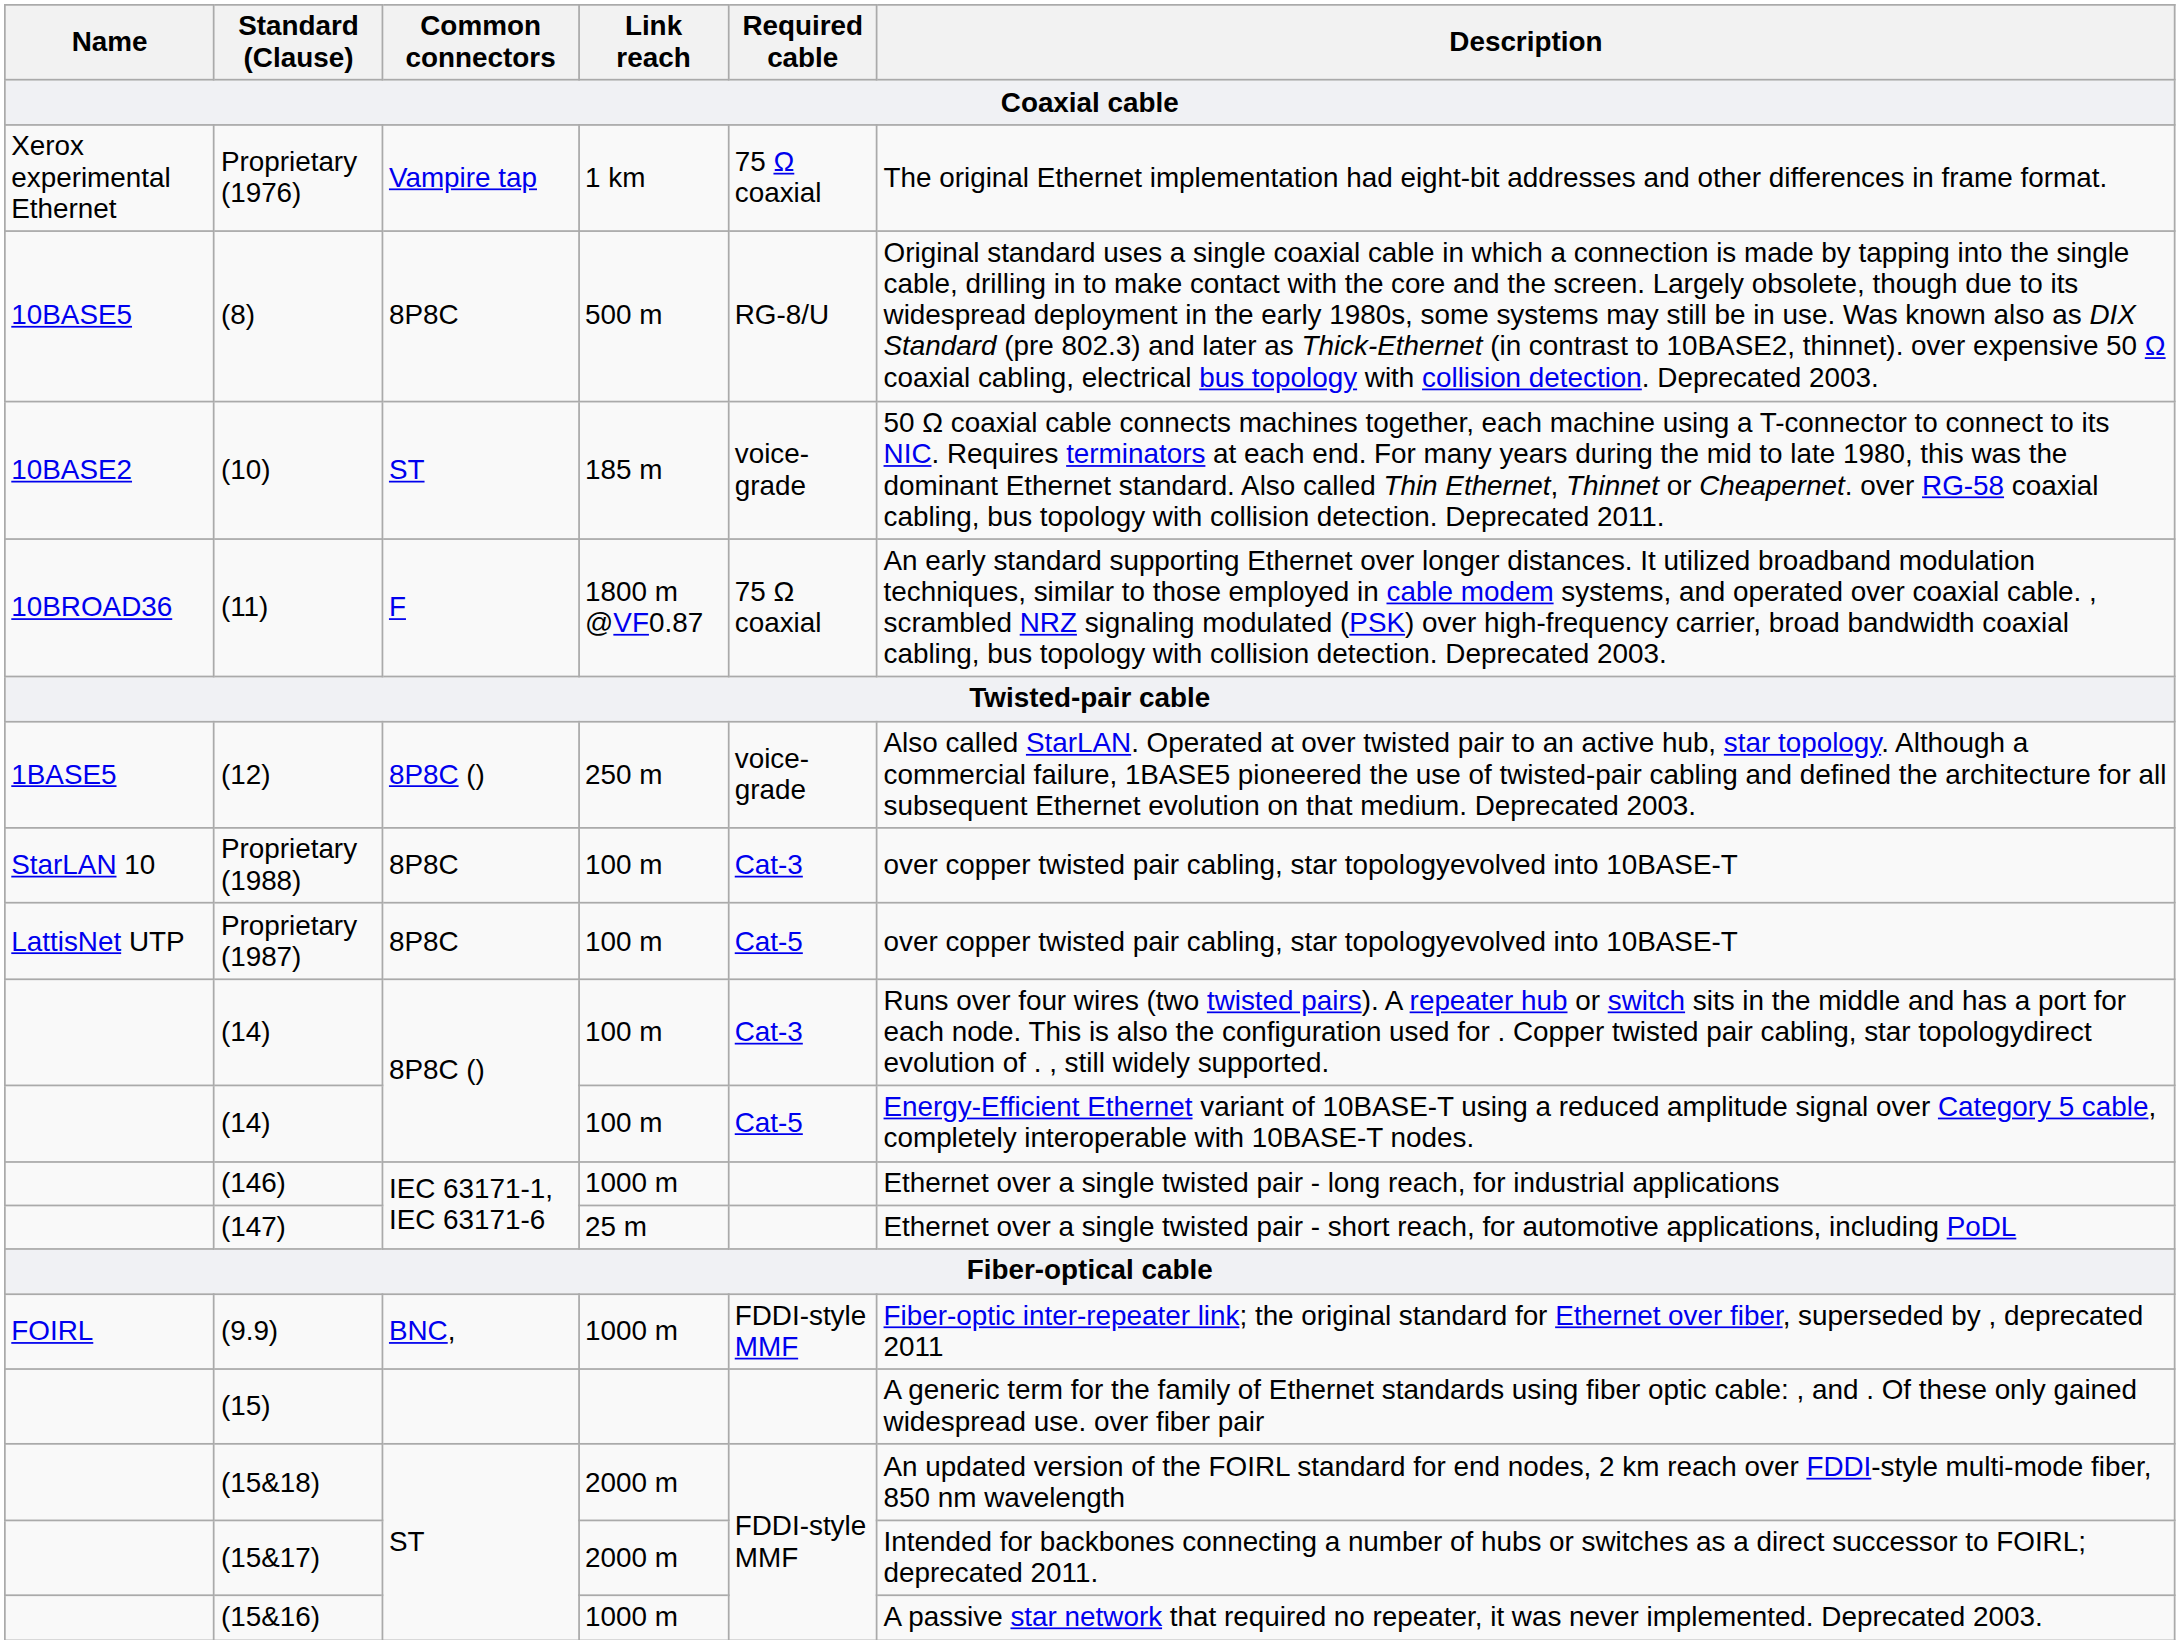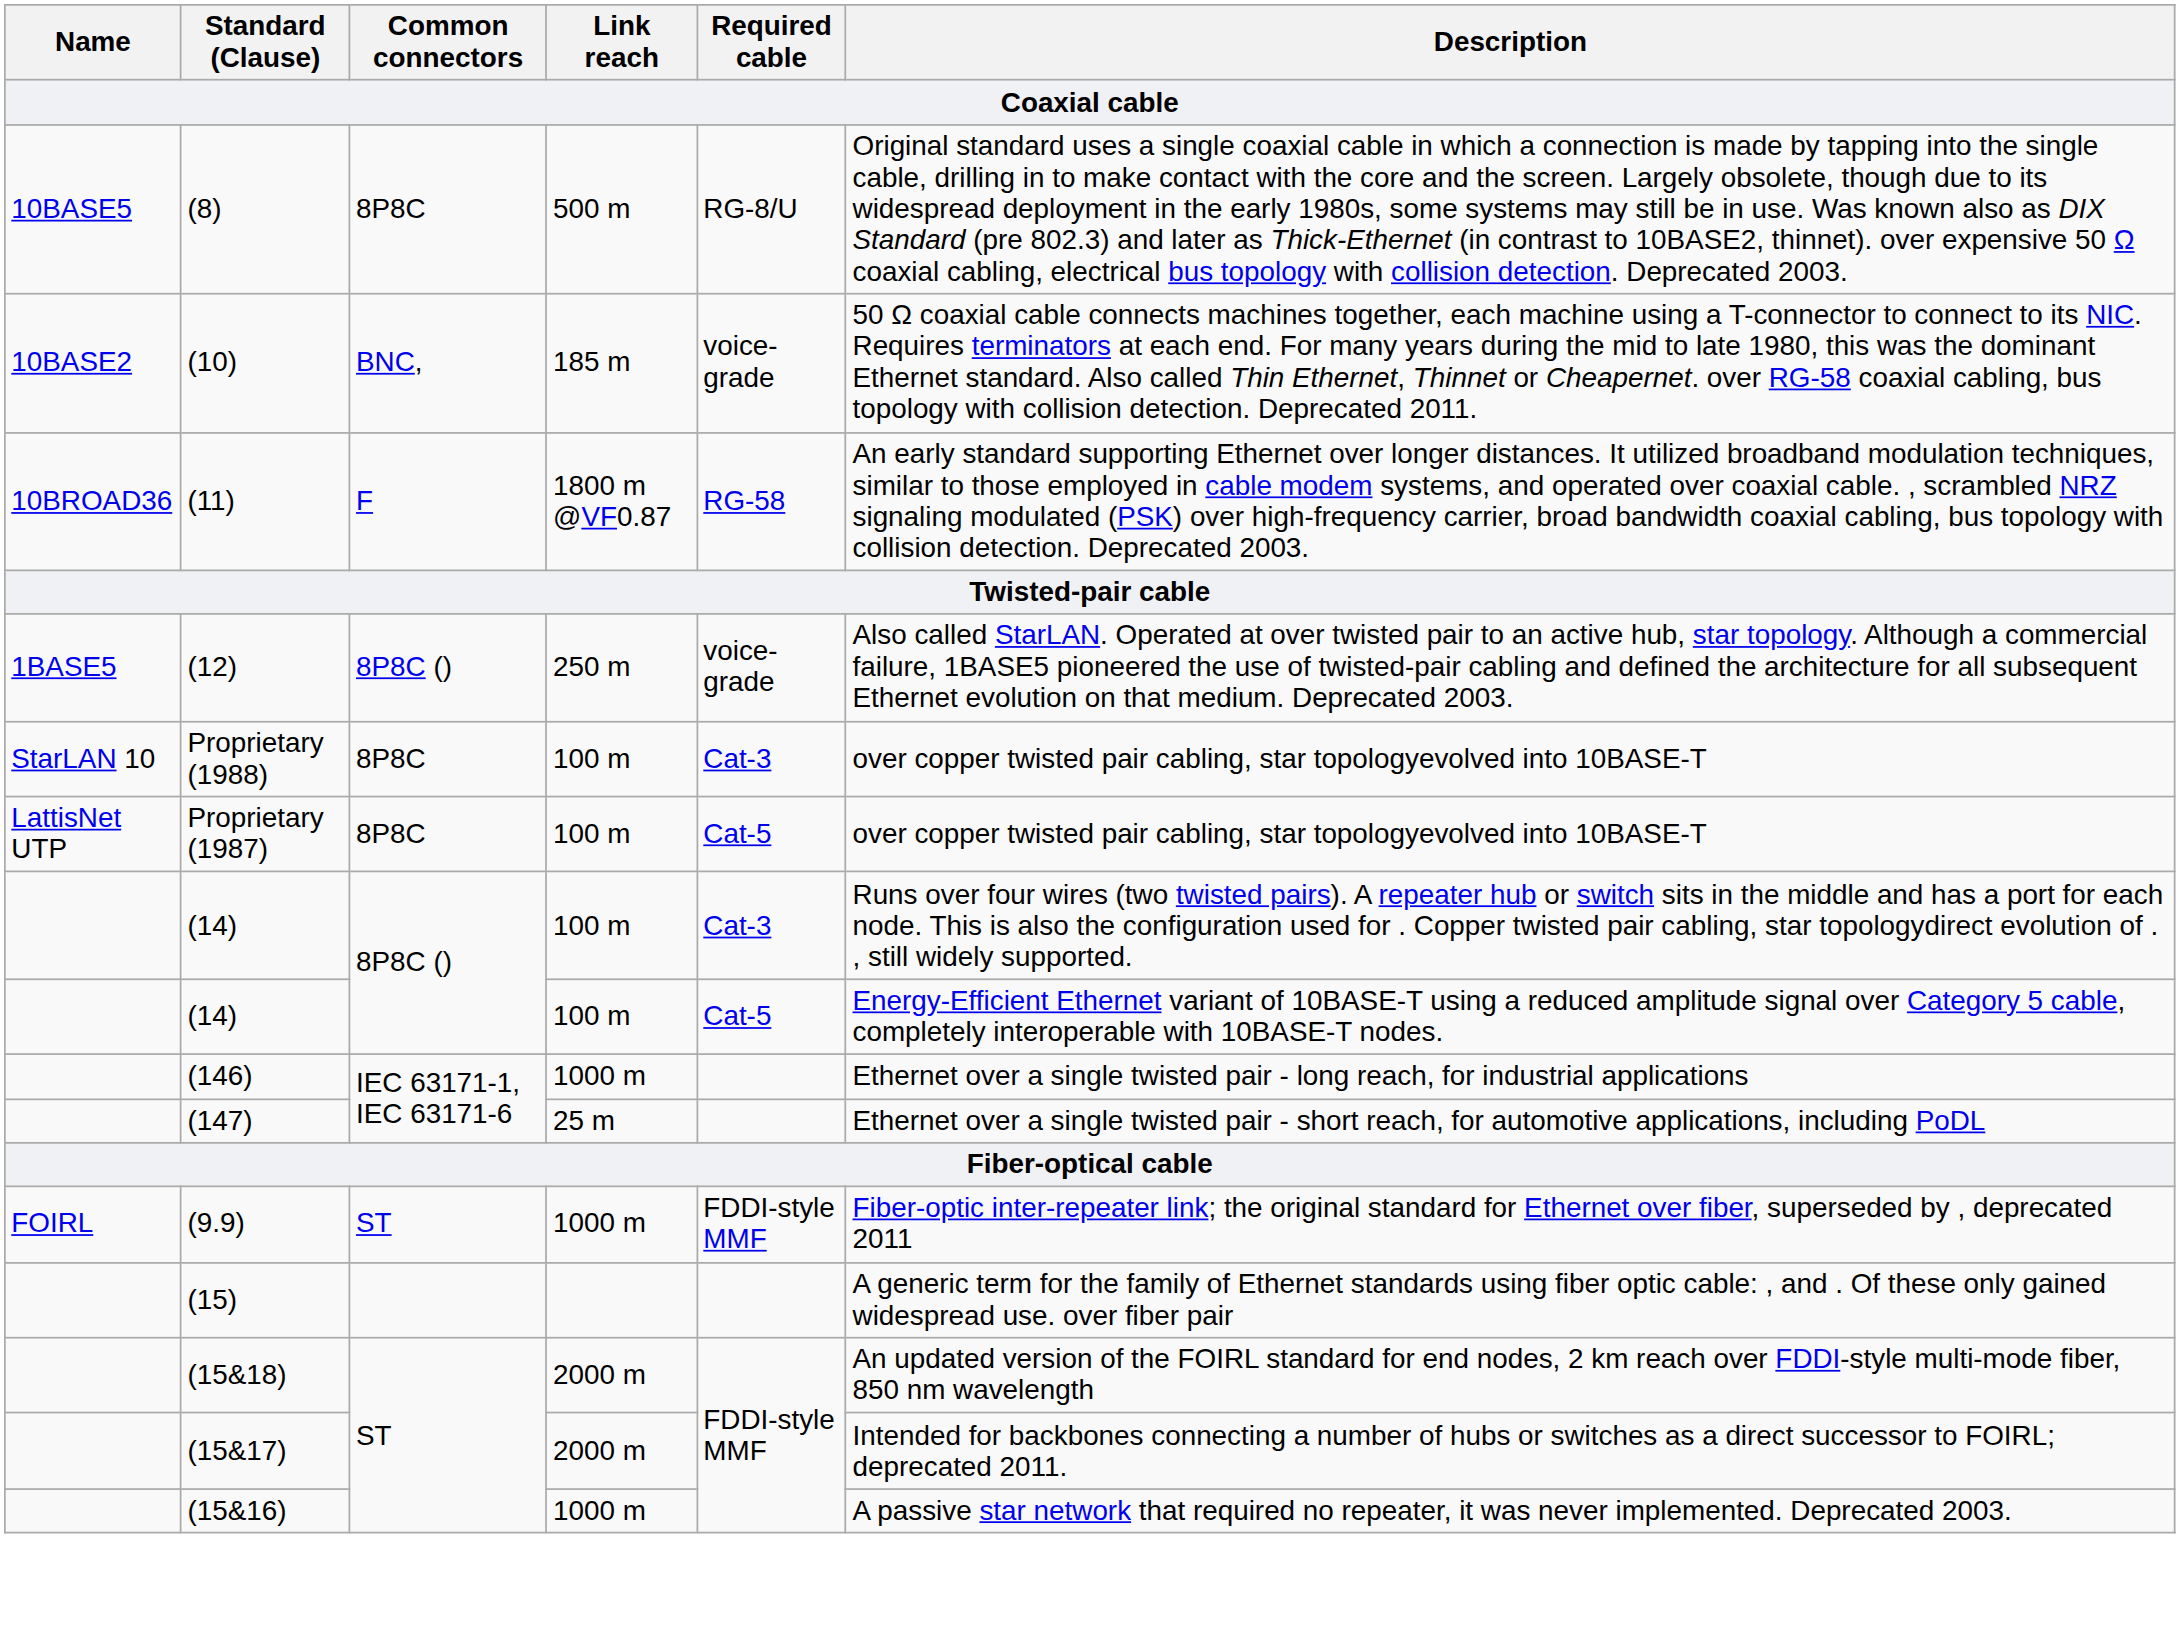- row: (289, 177)
(407, 469) ST -> (389, 362) BNC,
(778, 607) 75 Ω coaxial -> (744, 500) RG-58
(422, 1330) BNC, -> (374, 1224) ST
